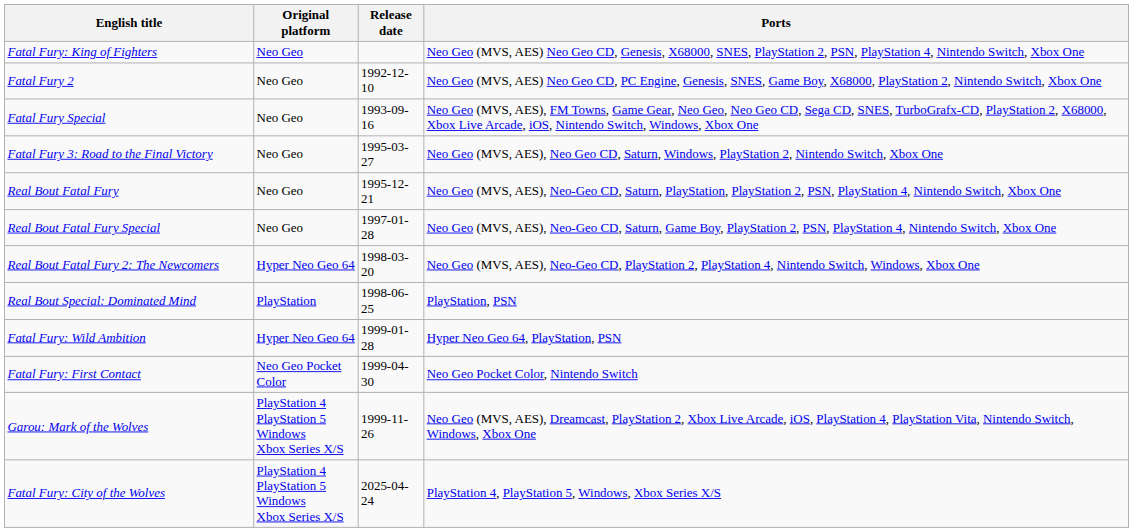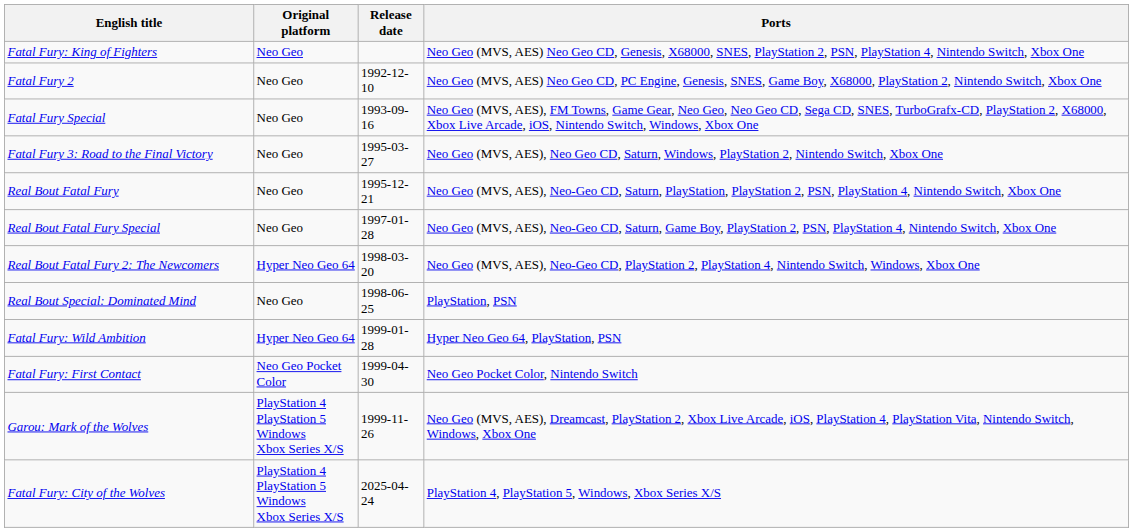(286, 301) PlayStation -> (280, 301) Neo Geo
